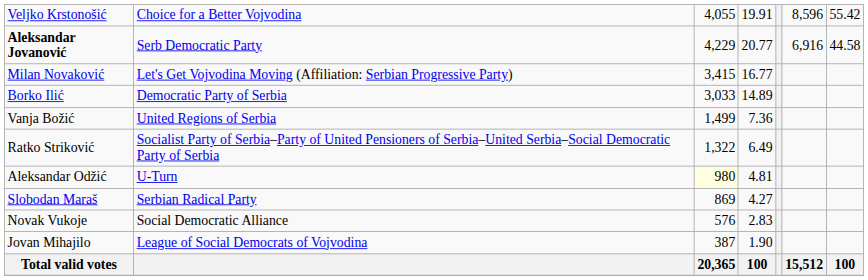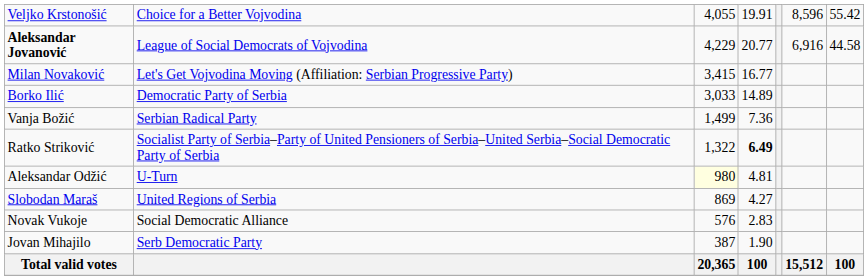(199, 44) Serb Democratic Party -> (252, 44) League of Social Democrats of Vojvodina
(206, 118) United Regions of Serbia -> (197, 118) Serbian Radical Party
(761, 147) normal -> (761, 147) bold
(197, 199) Serbian Radical Party -> (206, 199) United Regions of Serbia
(252, 242) League of Social Democrats of Vojvodina -> (199, 242) Serb Democratic Party
